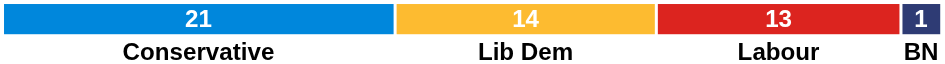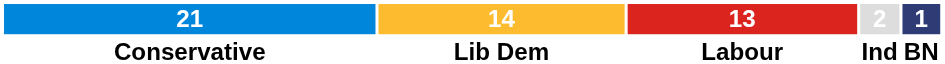+ column: (880, 18)
